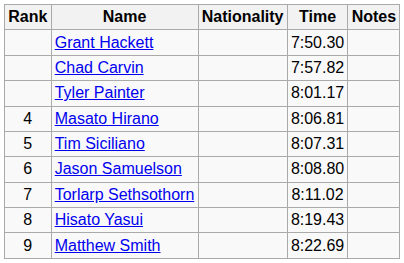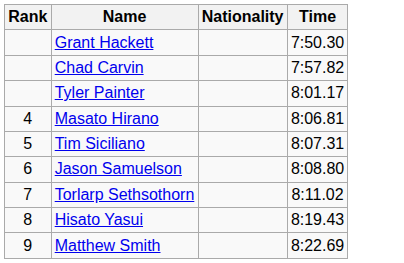- column: (374, 17)
